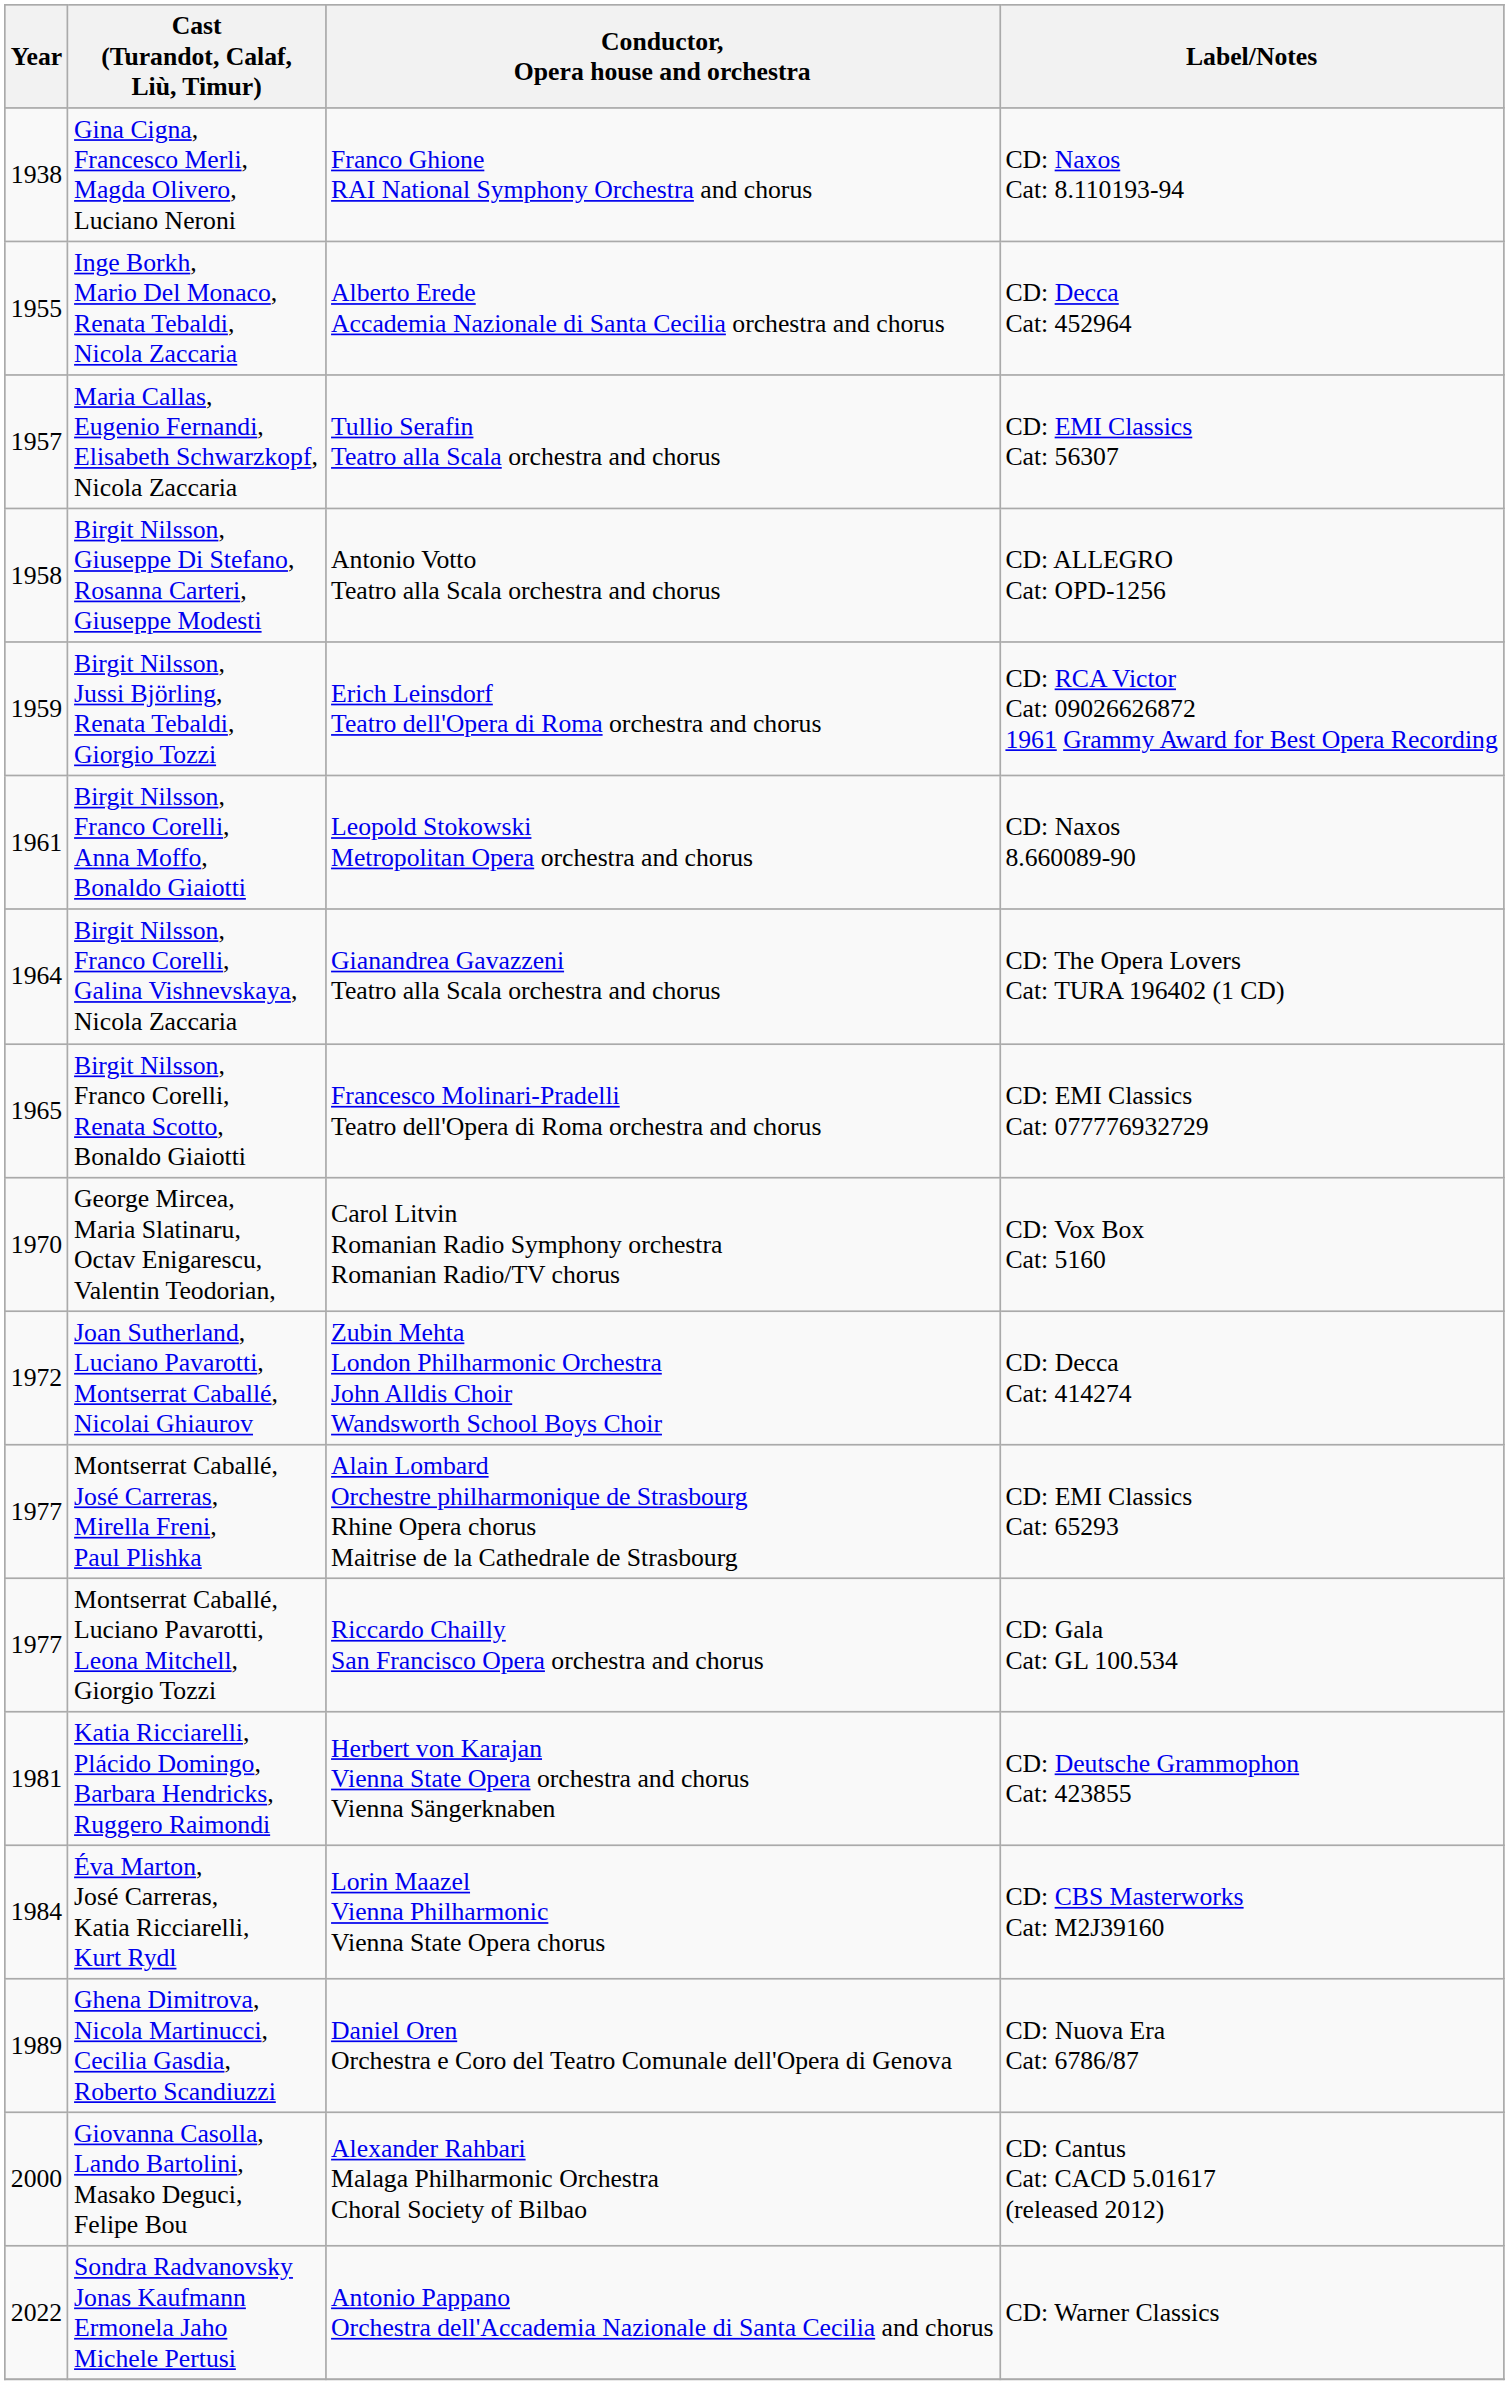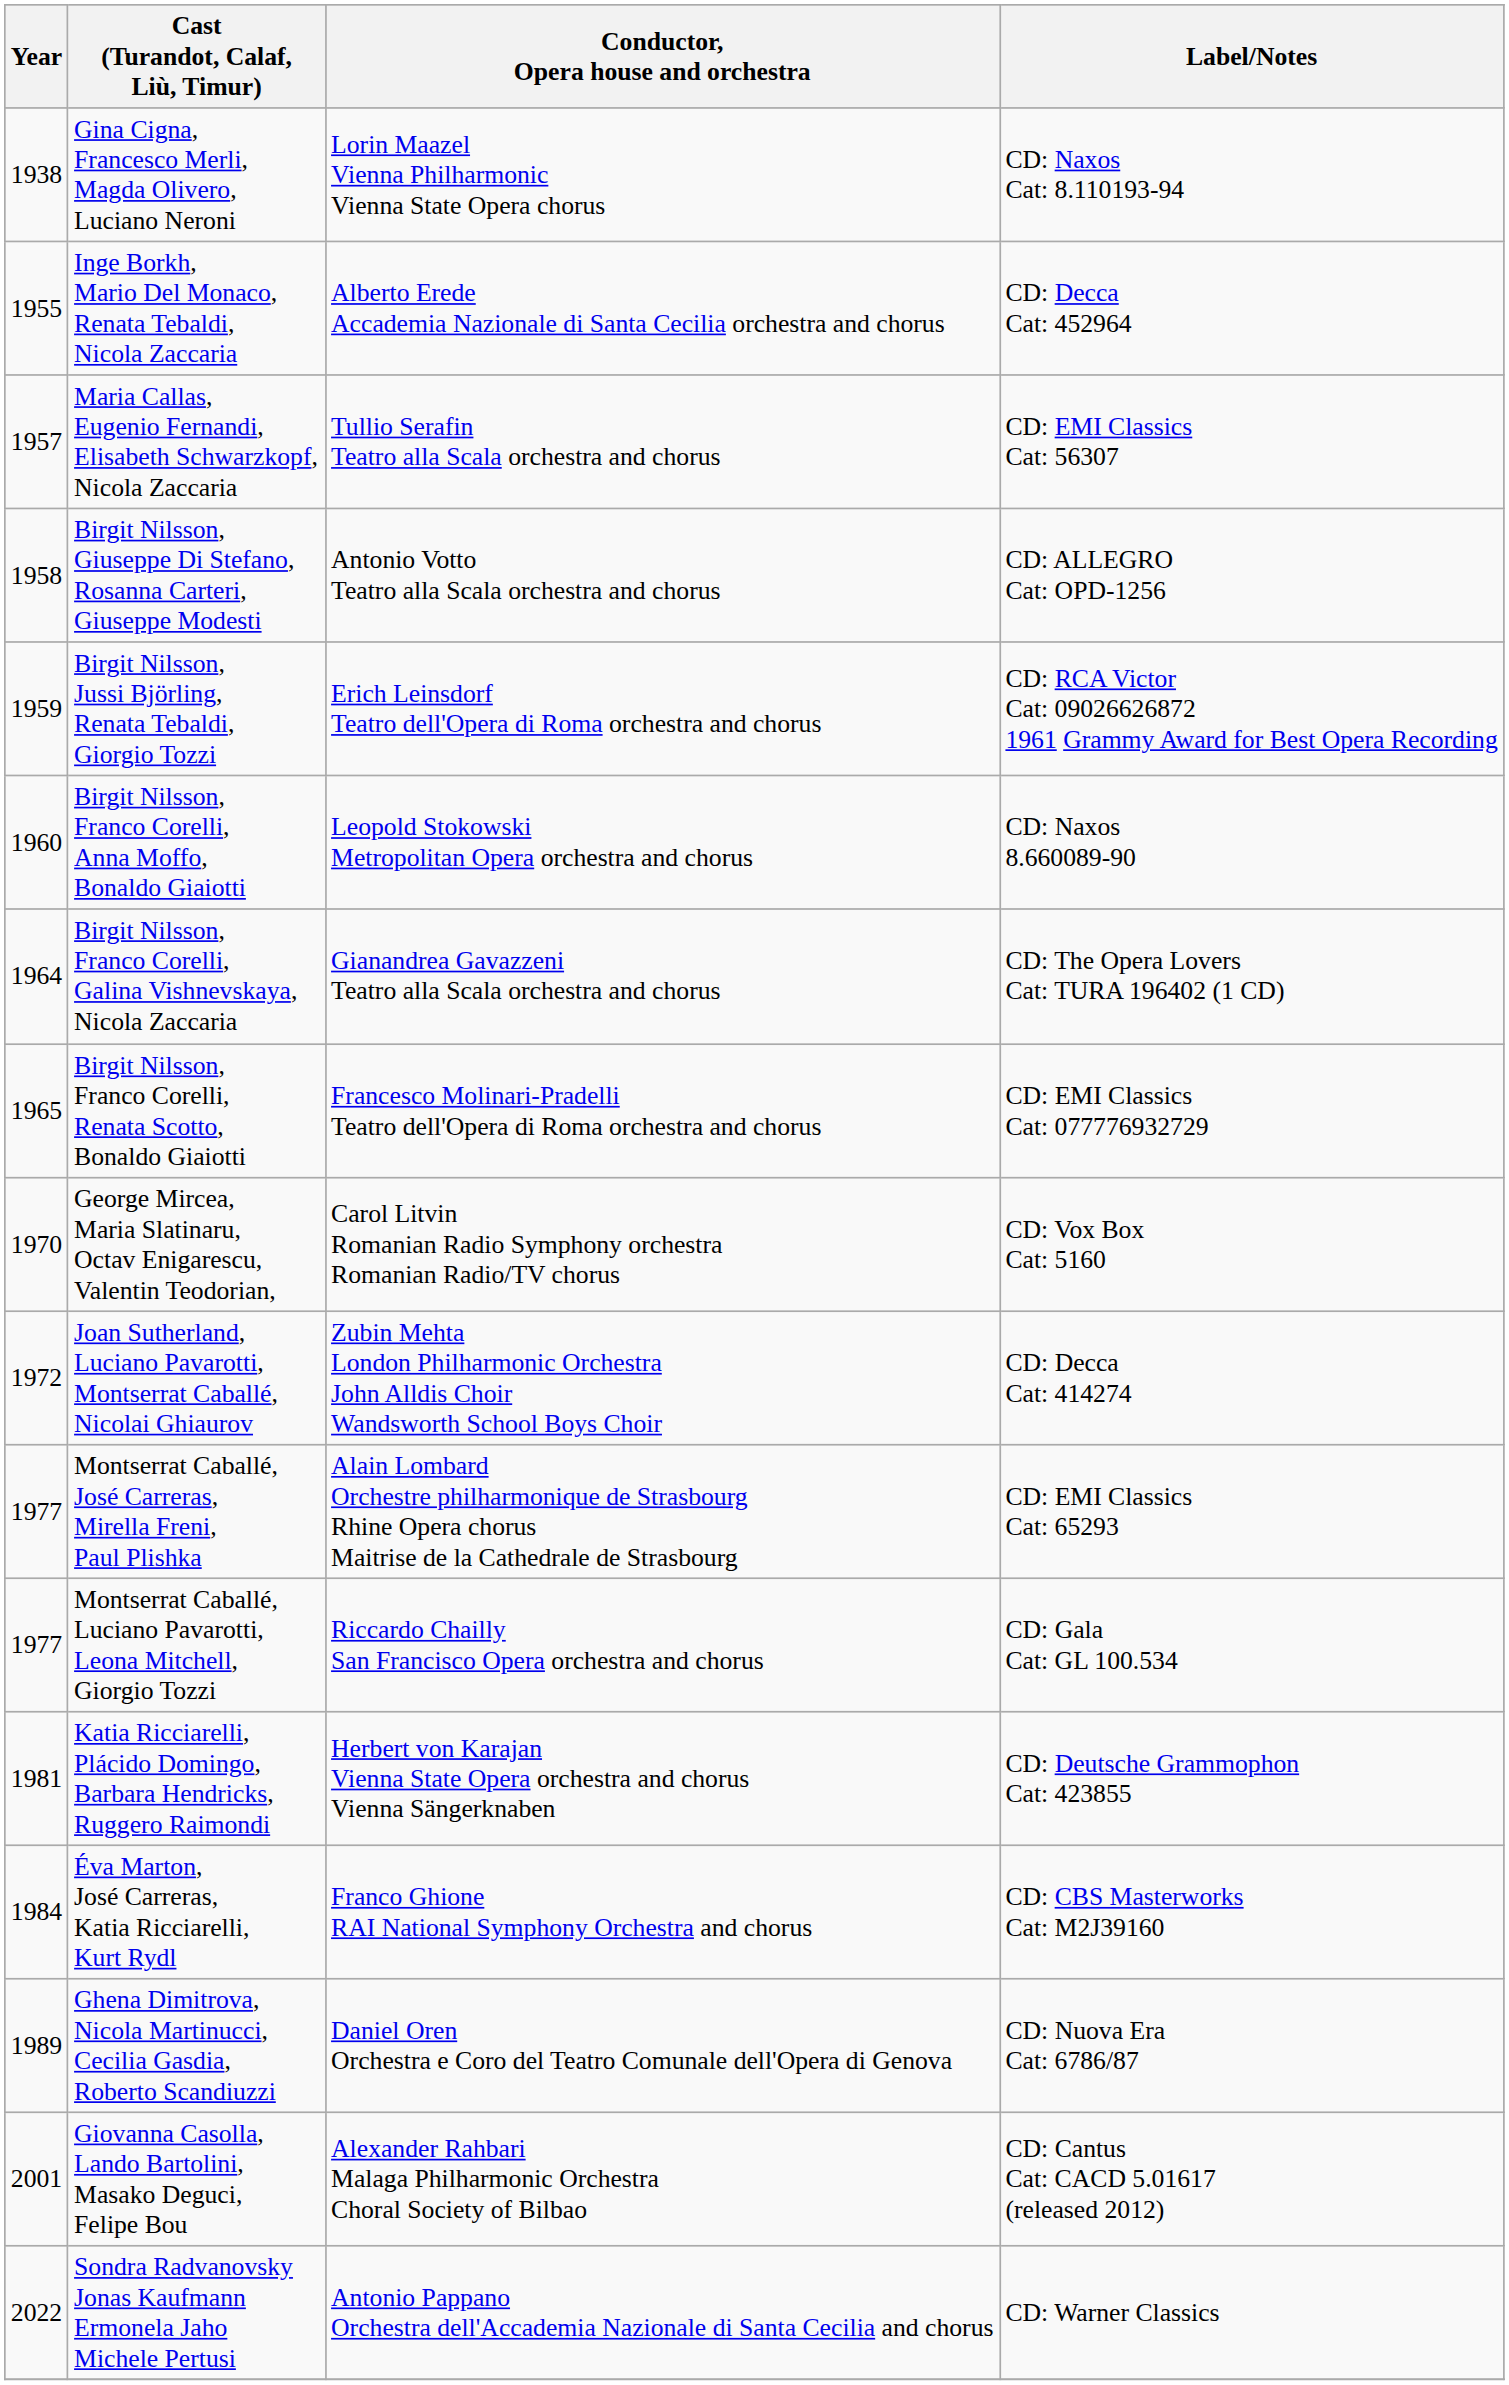(572, 174) Franco Ghione RAI National Symphony Orchestra and chorus -> (468, 174) Lorin Maazel Vienna Philharmonic Vienna State Opera chorus
(36, 842) 1961 -> (36, 842) 1960
(468, 1911) Lorin Maazel Vienna Philharmonic Vienna State Opera chorus -> (572, 1911) Franco Ghione RAI National Symphony Orchestra and chorus
(36, 2178) 2000 -> (36, 2178) 2001
